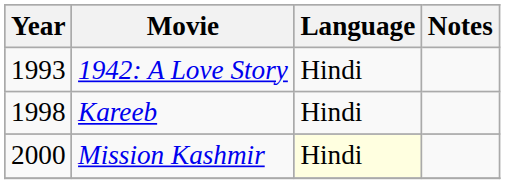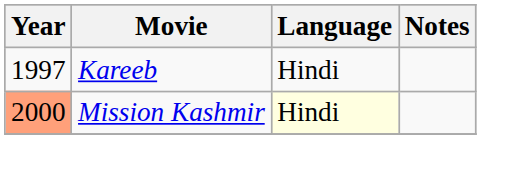- row: (183, 69)
(38, 112) 1998 -> (38, 69) 1997
(38, 155) no background -> (38, 112) lightsalmon background
